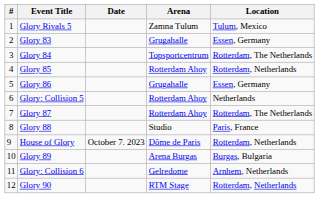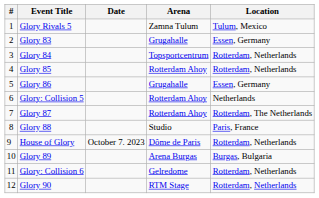(262, 55) Rotterdam, The Netherlands -> (255, 55) Rotterdam, Netherlands
(250, 171) Arnhem, Netherlands -> (255, 171) Rotterdam, Netherlands
